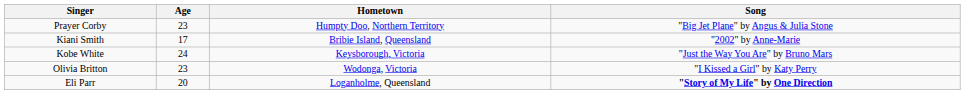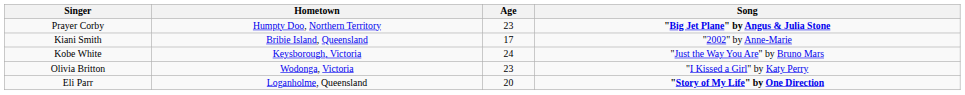columns swapped: (183, 11) <-> (380, 11)
(756, 25) normal -> (747, 25) bold
